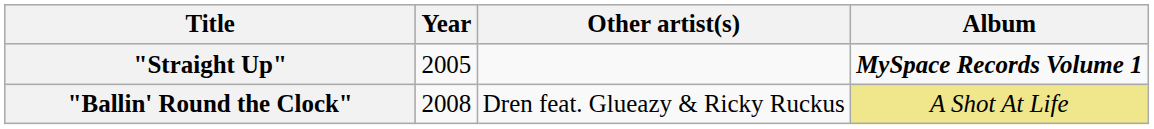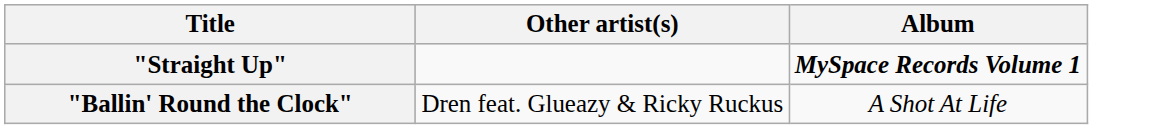- column: (446, 24)
(999, 103) khaki background -> (938, 103) no background
